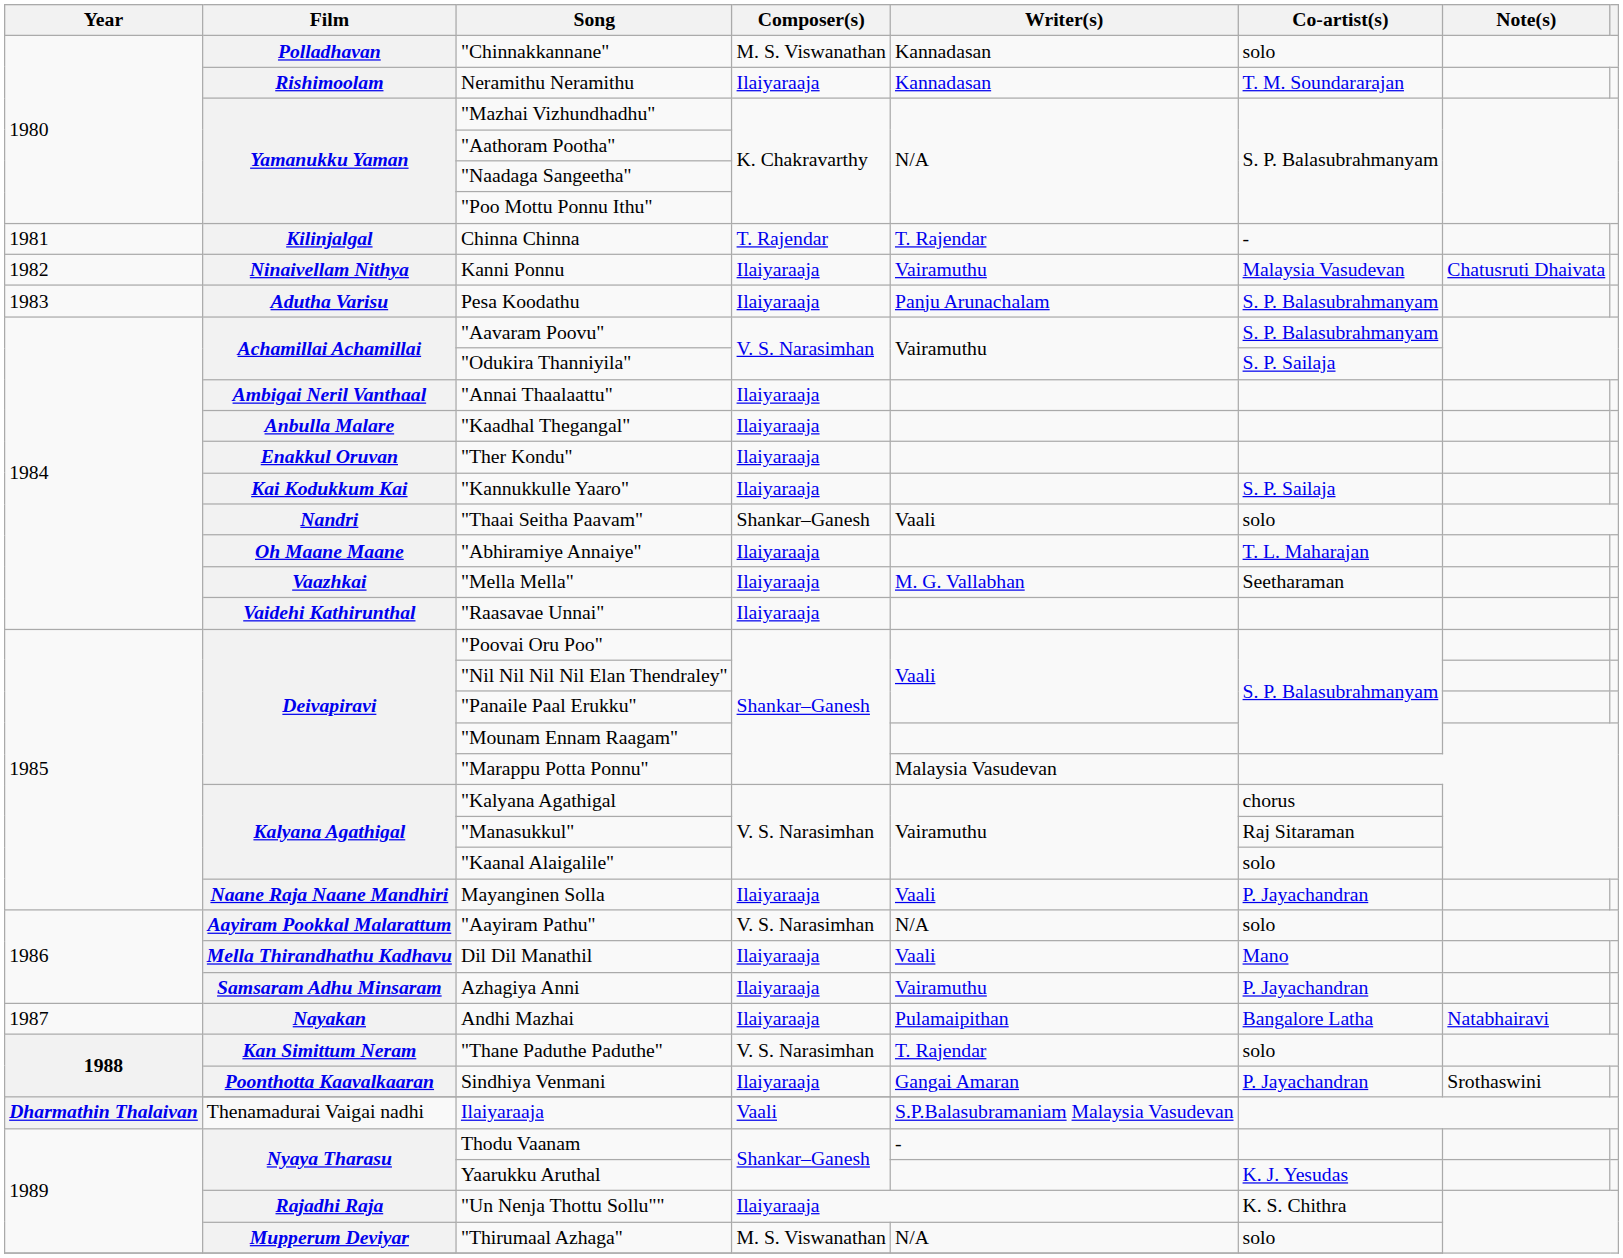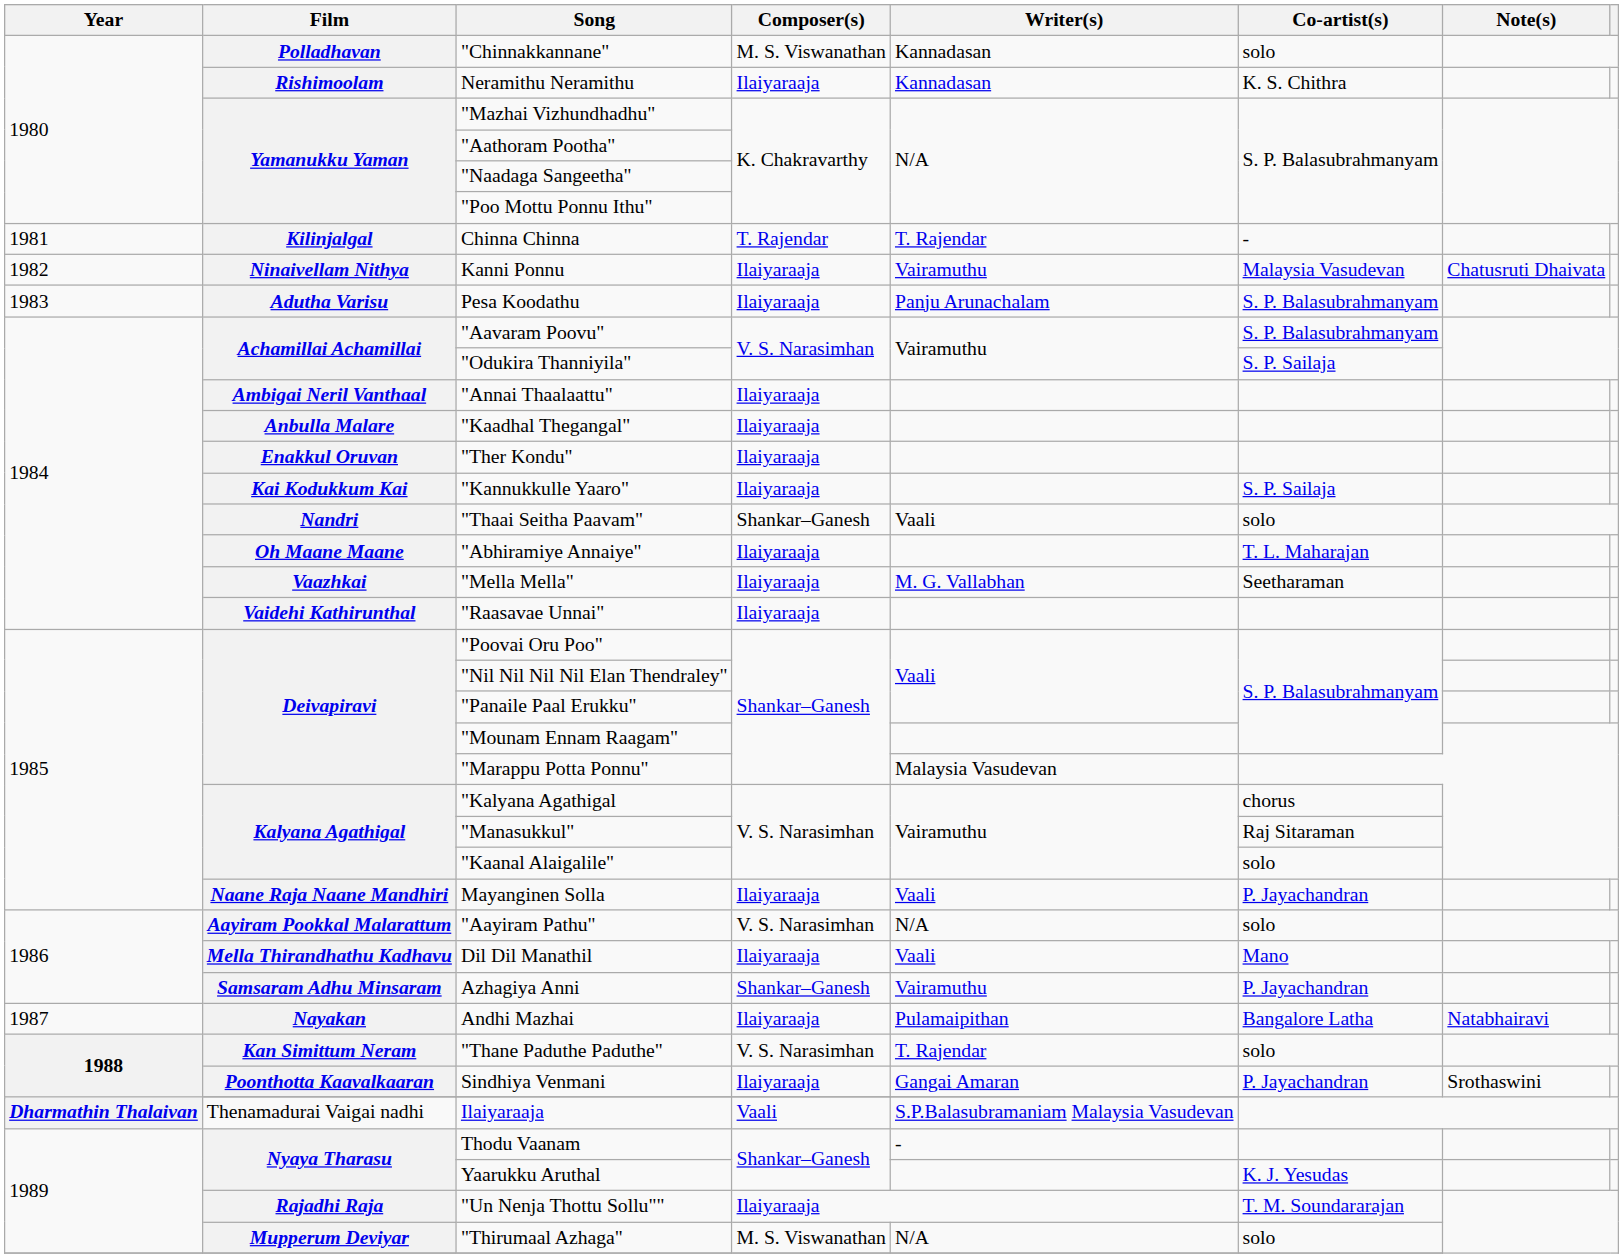(1323, 82) T. M. Soundararajan -> (1295, 82) K. S. Chithra
(778, 987) Ilaiyaraaja -> (803, 987) Shankar–Ganesh
(1295, 1206) K. S. Chithra -> (1323, 1206) T. M. Soundararajan
